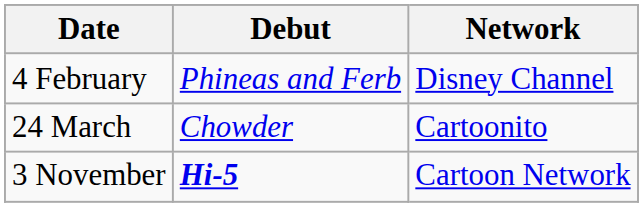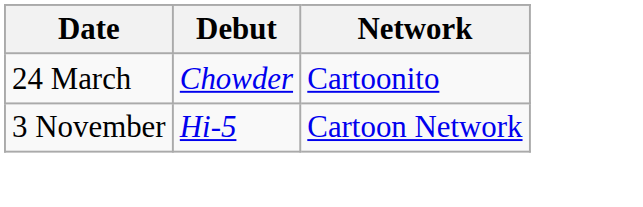- row: (79, 77)
(209, 175) bold -> (208, 126) normal
